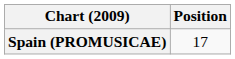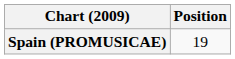(200, 41) 17 -> (200, 41) 19
